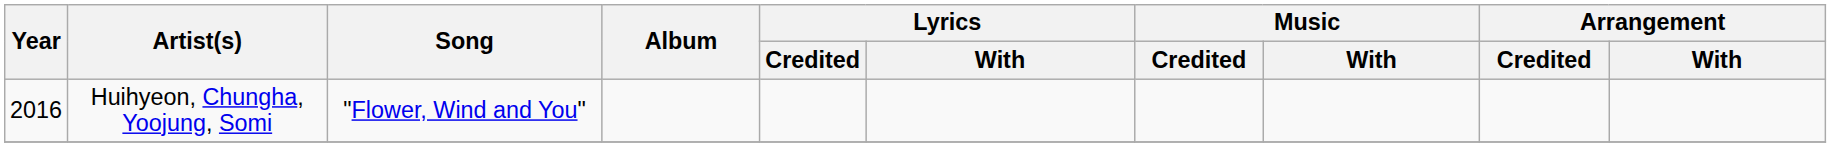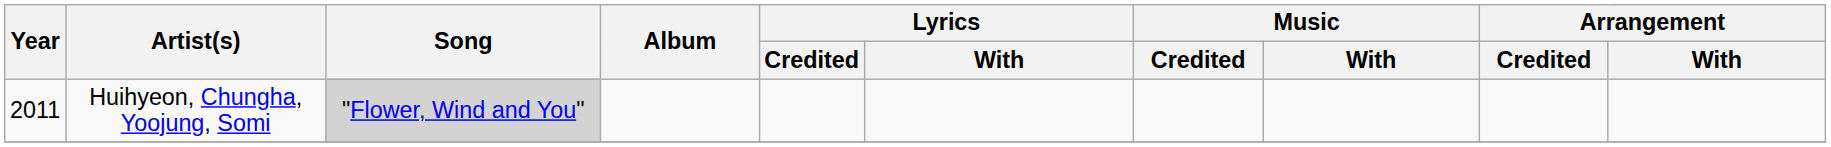(36, 110) 2016 -> (35, 110) 2011
(465, 110) no background -> (463, 110) lightgrey background
